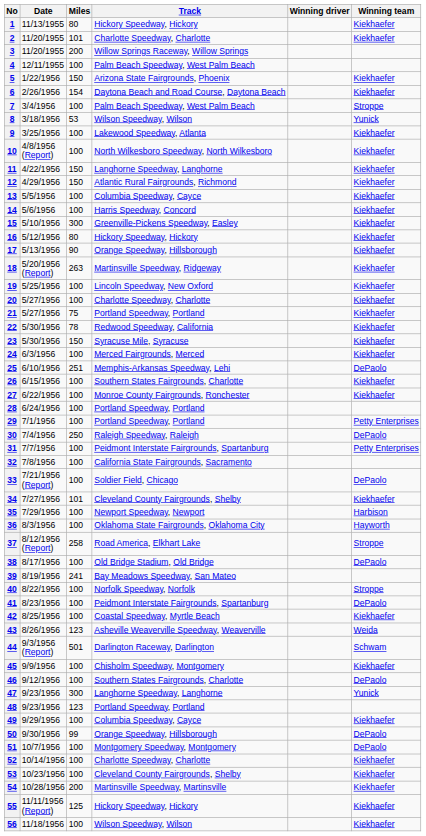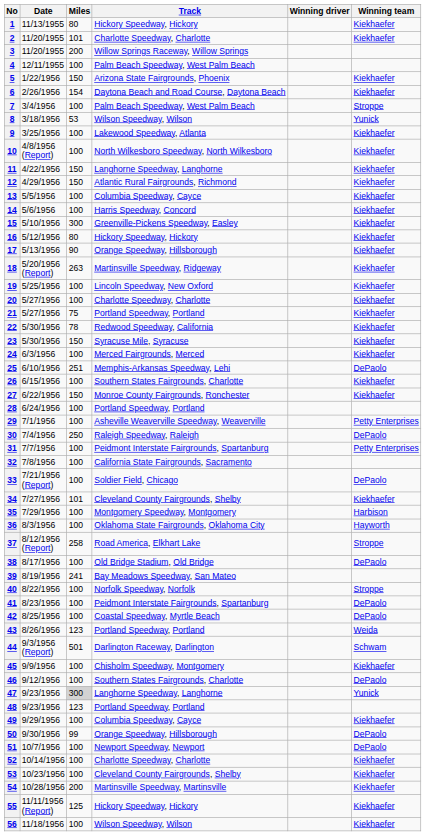(76, 394) 100 -> (76, 394) 150
(149, 421) Portland Speedway, Portland -> (180, 421) Asheville Weaverville Speedway, Weaverville
(149, 512) Newport Speedway, Newport -> (165, 512) Montgomery Speedway, Montgomery
(374, 616) Kiekhaefer -> (370, 616) DePaolo
(180, 629) Asheville Weaverville Speedway, Weaverville -> (149, 629) Portland Speedway, Portland
(76, 693) no background -> (76, 693) lightgrey background
(165, 747) Montgomery Speedway, Montgomery -> (149, 747) Newport Speedway, Newport
